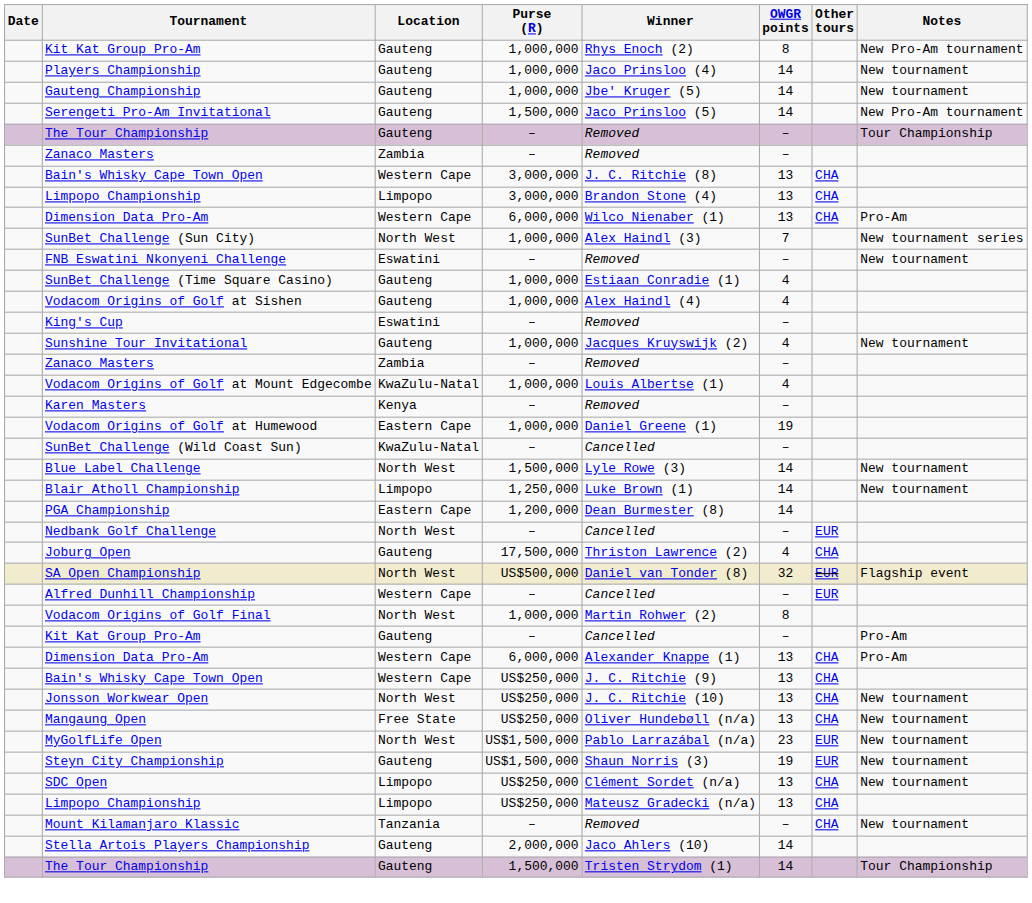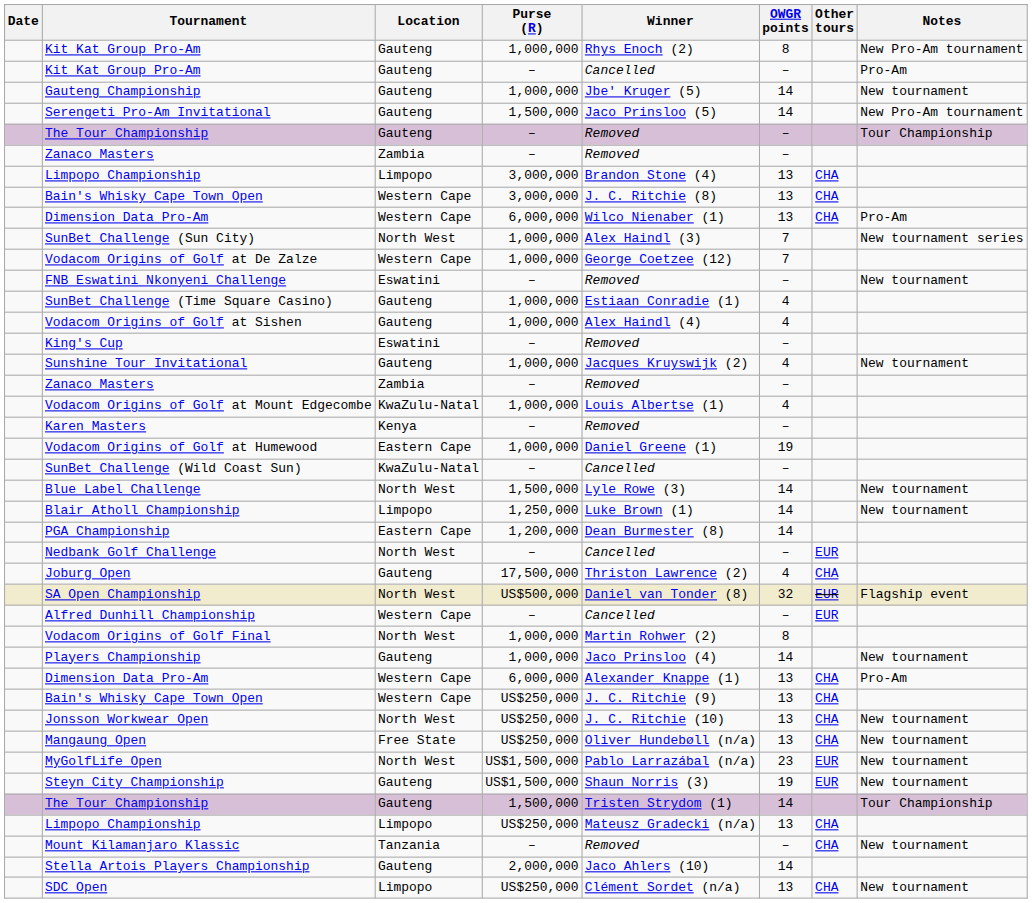rows swapped: (123, 72) <-> (123, 637)
rows swapped: (123, 198) <-> (154, 177)
+ row: (181, 260)
rows swapped: (76, 784) <-> (127, 867)
